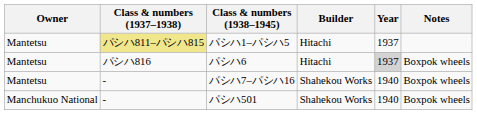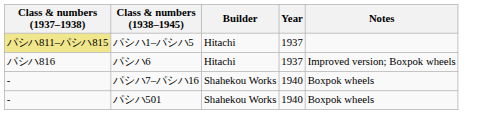- column: (52, 19)
(388, 62) lightgrey background -> (292, 62) no background
(437, 62) Boxpok wheels -> (382, 62) Improved version; Boxpok wheels
